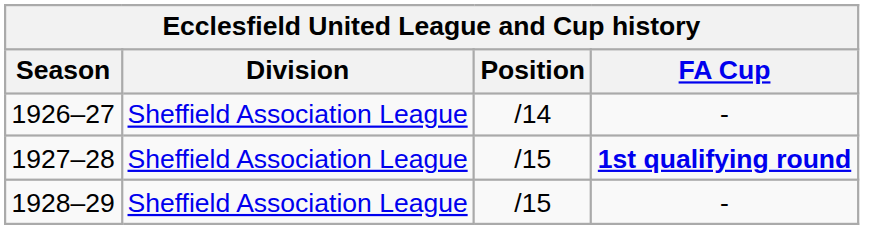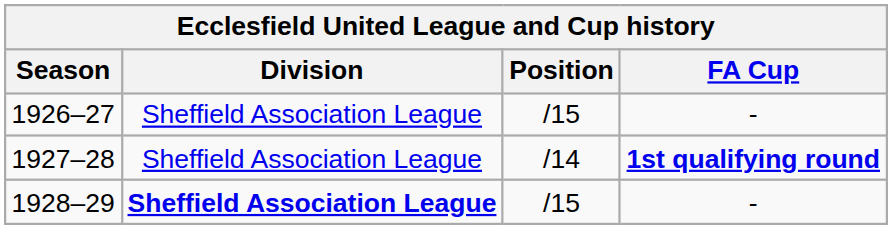(533, 114) /14 -> (562, 114) /15
(533, 158) /15 -> (562, 158) /14
(298, 202) normal -> (312, 202) bold
